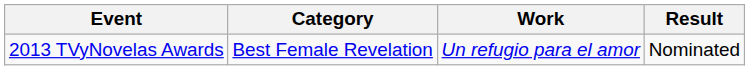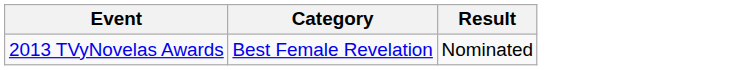- column: (541, 19)
